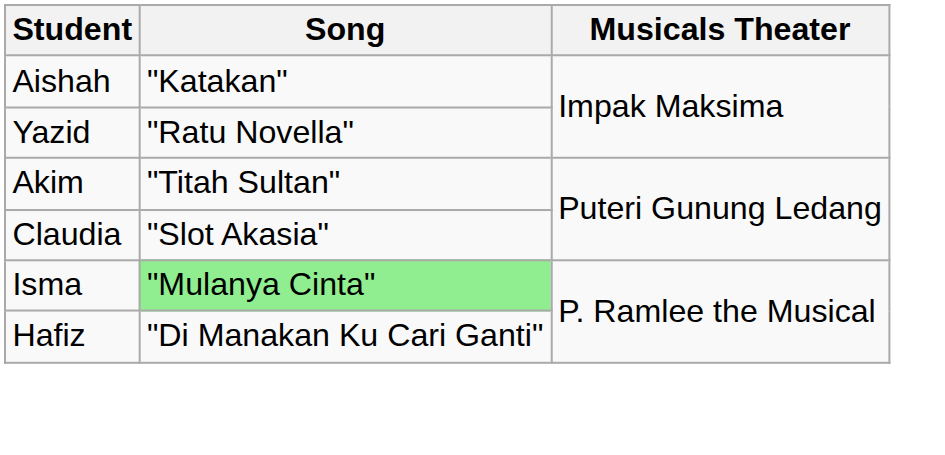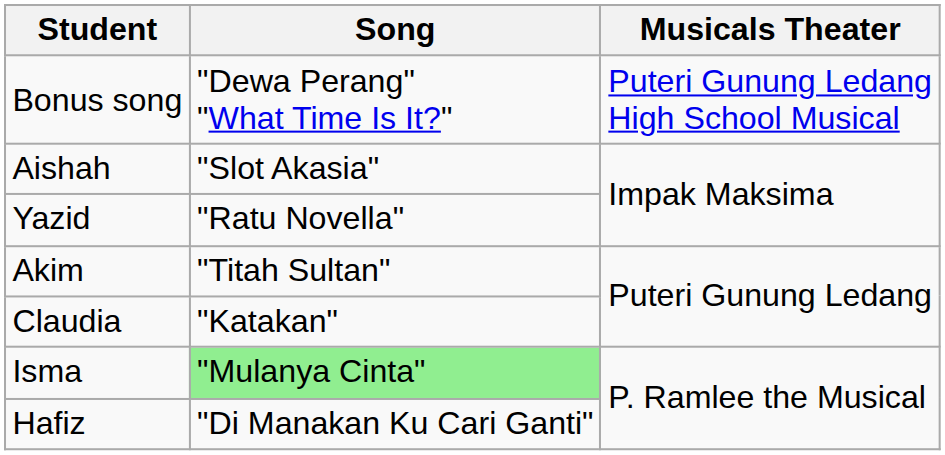+ row: (97, 99)
(217, 81) "Katakan" -> (288, 168) "Slot Akasia"
(238, 234) "Slot Akasia" -> (268, 321) "Katakan"
